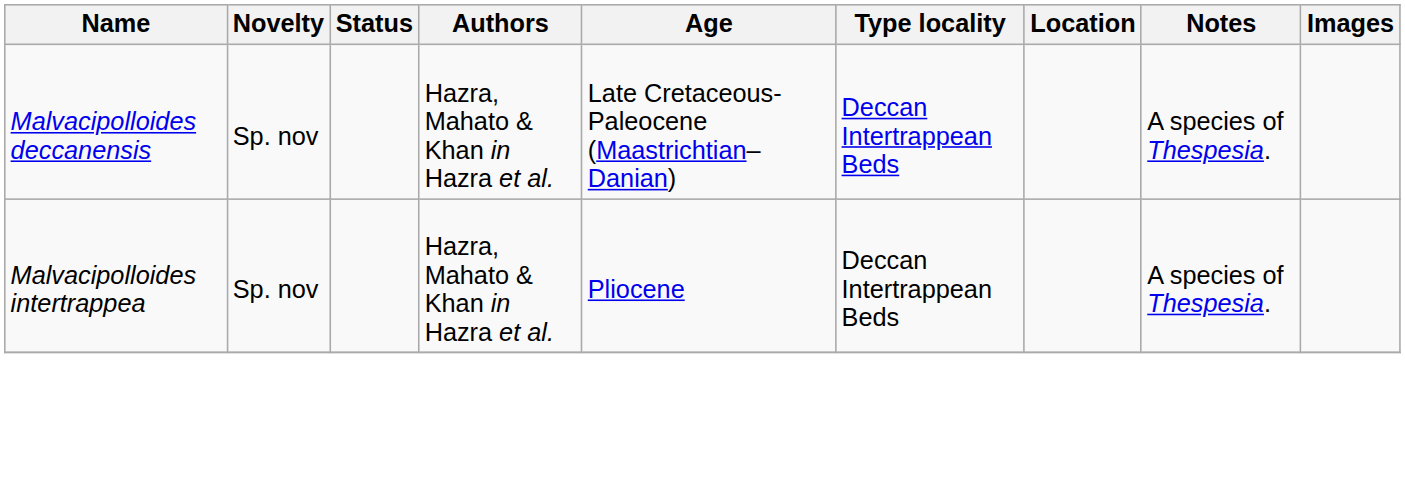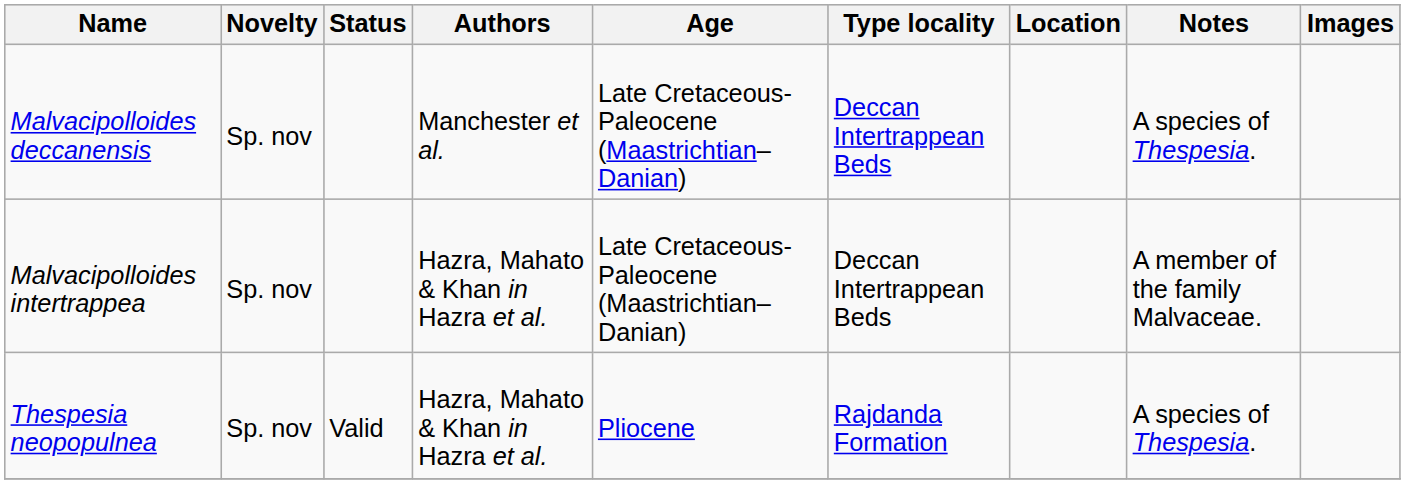(489, 135) Hazra, Mahato & Khan in Hazra et al. -> (498, 135) Manchester et al.
(636, 289) Pliocene -> (695, 289) Late Cretaceous-Paleocene (Maastrichtian–Danian)
(1215, 289) A species of Thespesia. -> (1204, 289) A member of the family Malvaceae.
+ row: (84, 429)
